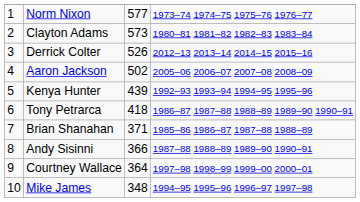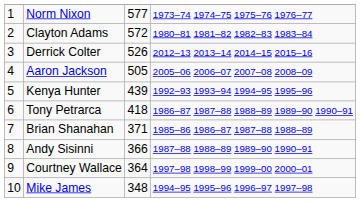(138, 33) 573 -> (138, 33) 572
(138, 71) 502 -> (138, 71) 505
